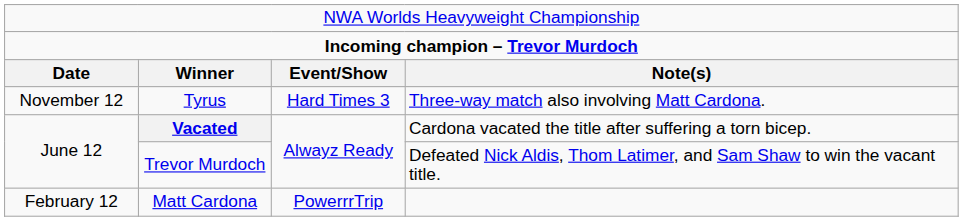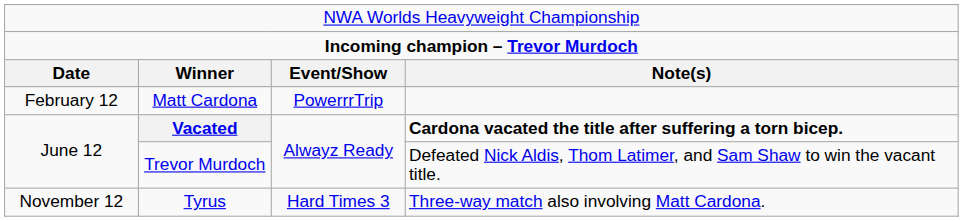rows swapped: (205, 202) <-> (205, 100)
(610, 127) normal -> (626, 127) bold
